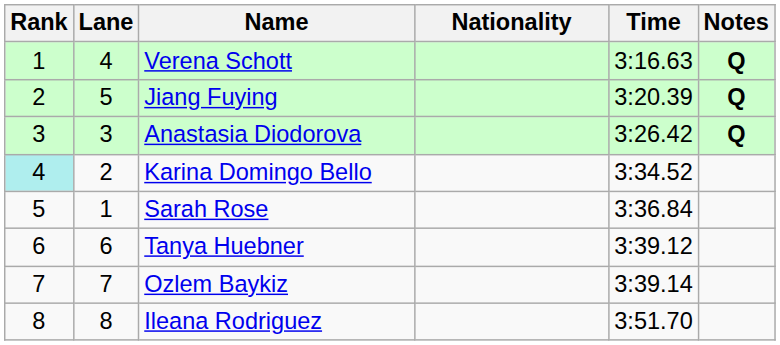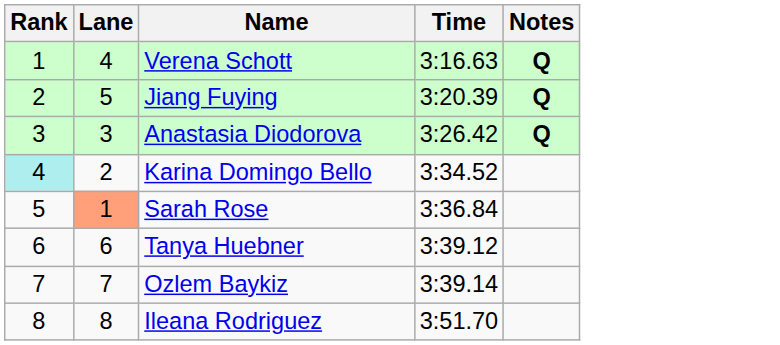- column: (512, 23)
(106, 209) no background -> (106, 209) lightsalmon background
